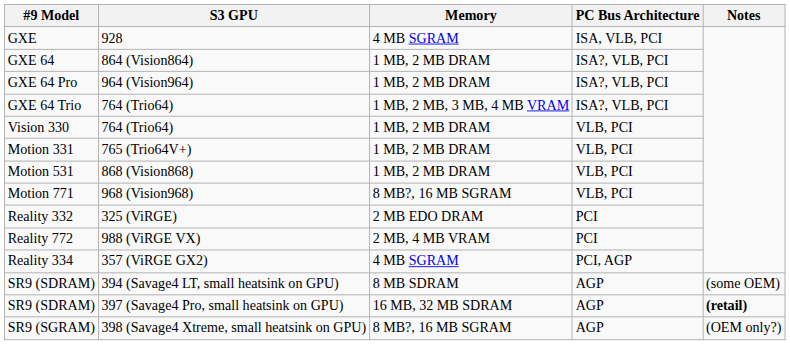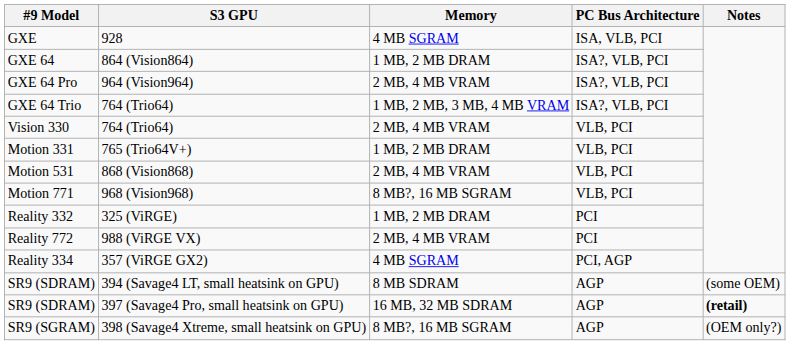(432, 82) 1 MB, 2 MB DRAM -> (431, 82) 2 MB, 4 MB VRAM
(432, 127) 1 MB, 2 MB DRAM -> (431, 127) 2 MB, 4 MB VRAM
(432, 171) 1 MB, 2 MB DRAM -> (431, 171) 2 MB, 4 MB VRAM
(428, 216) 2 MB EDO DRAM -> (432, 216) 1 MB, 2 MB DRAM
